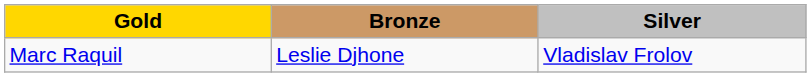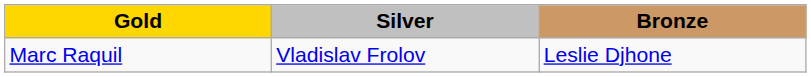columns swapped: (672, 21) <-> (405, 21)
